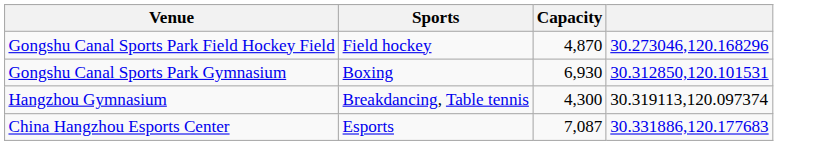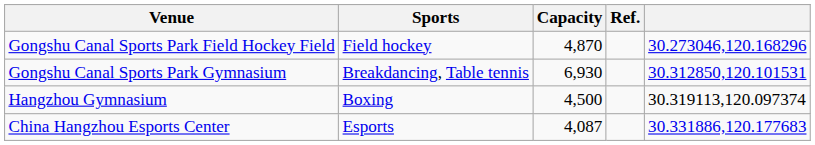+ column: (625, 18)
(368, 72) Boxing -> (436, 72) Breakdancing, Table tennis
(436, 99) Breakdancing, Table tennis -> (368, 99) Boxing
(583, 99) 4,300 -> (583, 99) 4,500
(583, 126) 7,087 -> (583, 126) 4,087
